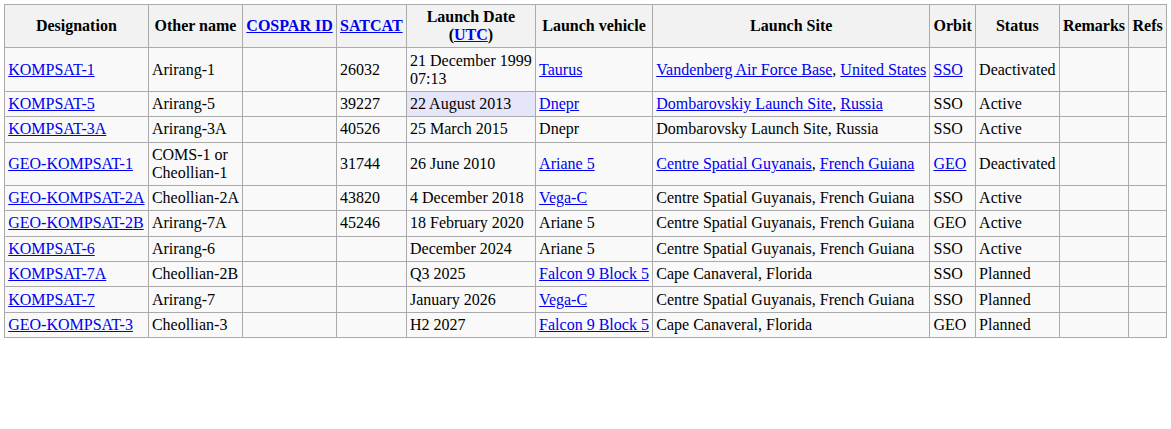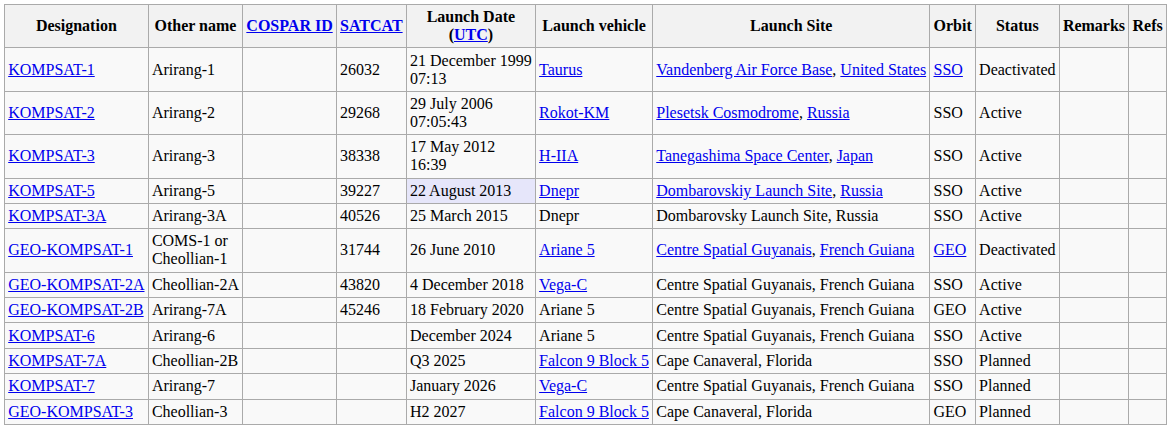+ row: (51, 112)
+ row: (51, 156)
